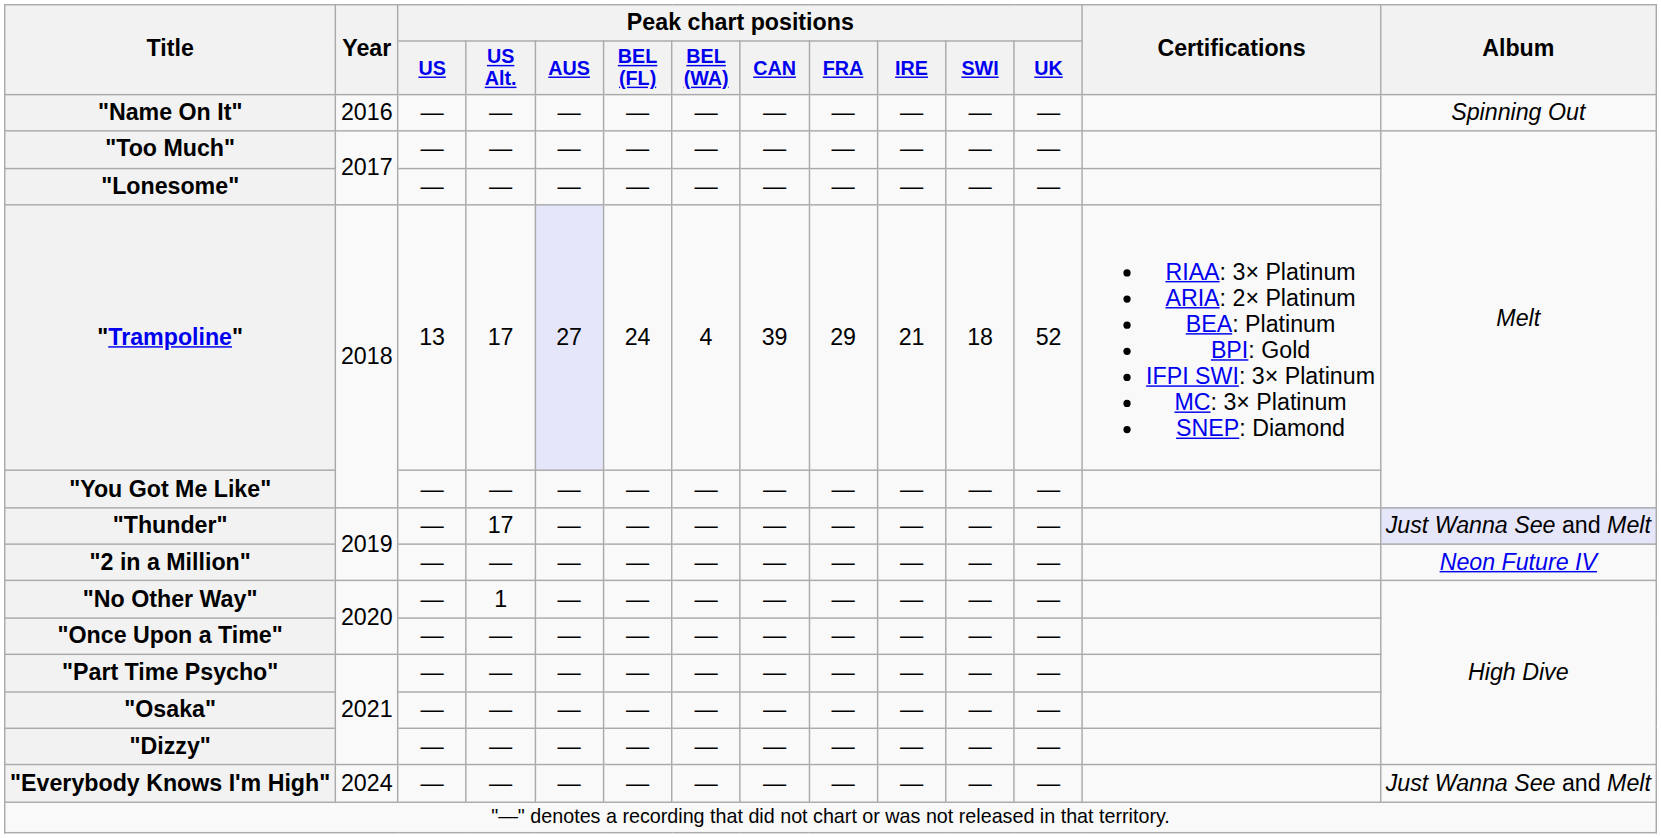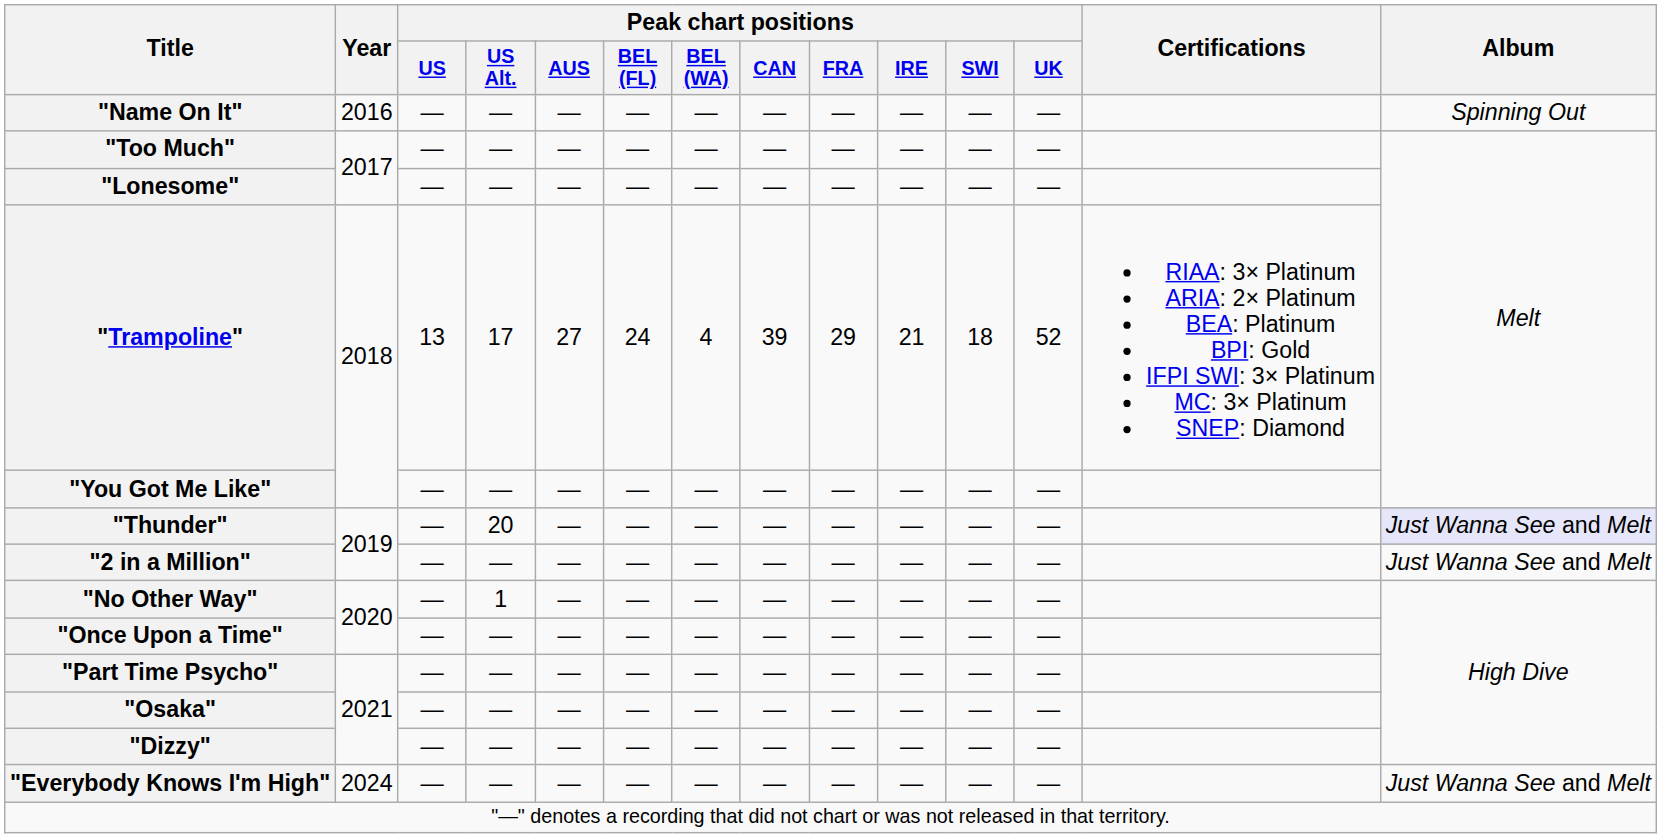(569, 337) lavender background -> (569, 337) no background
(501, 525) 17 -> (501, 525) 20
(1518, 562) Neon Future IV -> (1518, 562) Just Wanna See and Melt
